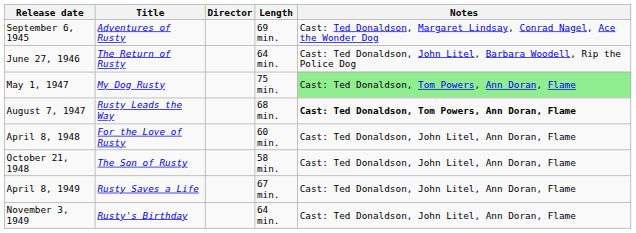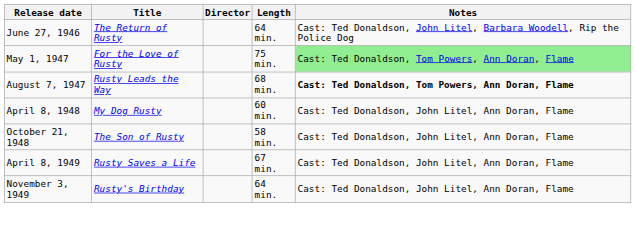- row: (40, 33)
(131, 85) My Dog Rusty -> (136, 59) For the Love of Rusty
(140, 137) For the Love of Rusty -> (128, 111) My Dog Rusty
